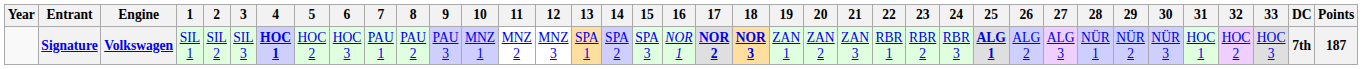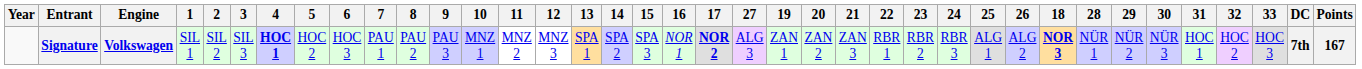columns swapped: (751, 15) <-> (1061, 15)
(991, 45) bold -> (988, 45) normal
(1336, 45) 187 -> (1335, 45) 167
